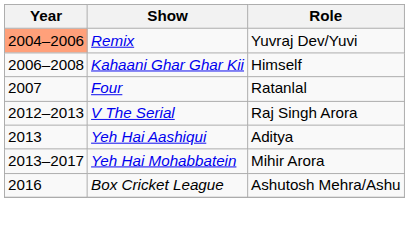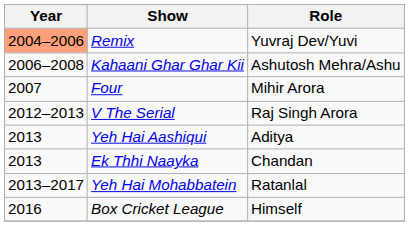(276, 64) Himself -> (326, 64) Ashutosh Mehra/Ashu
(279, 88) Ratanlal -> (288, 88) Mihir Arora
+ row: (145, 161)
(288, 161) Mihir Arora -> (279, 185) Ratanlal
(326, 185) Ashutosh Mehra/Ashu -> (276, 209) Himself
